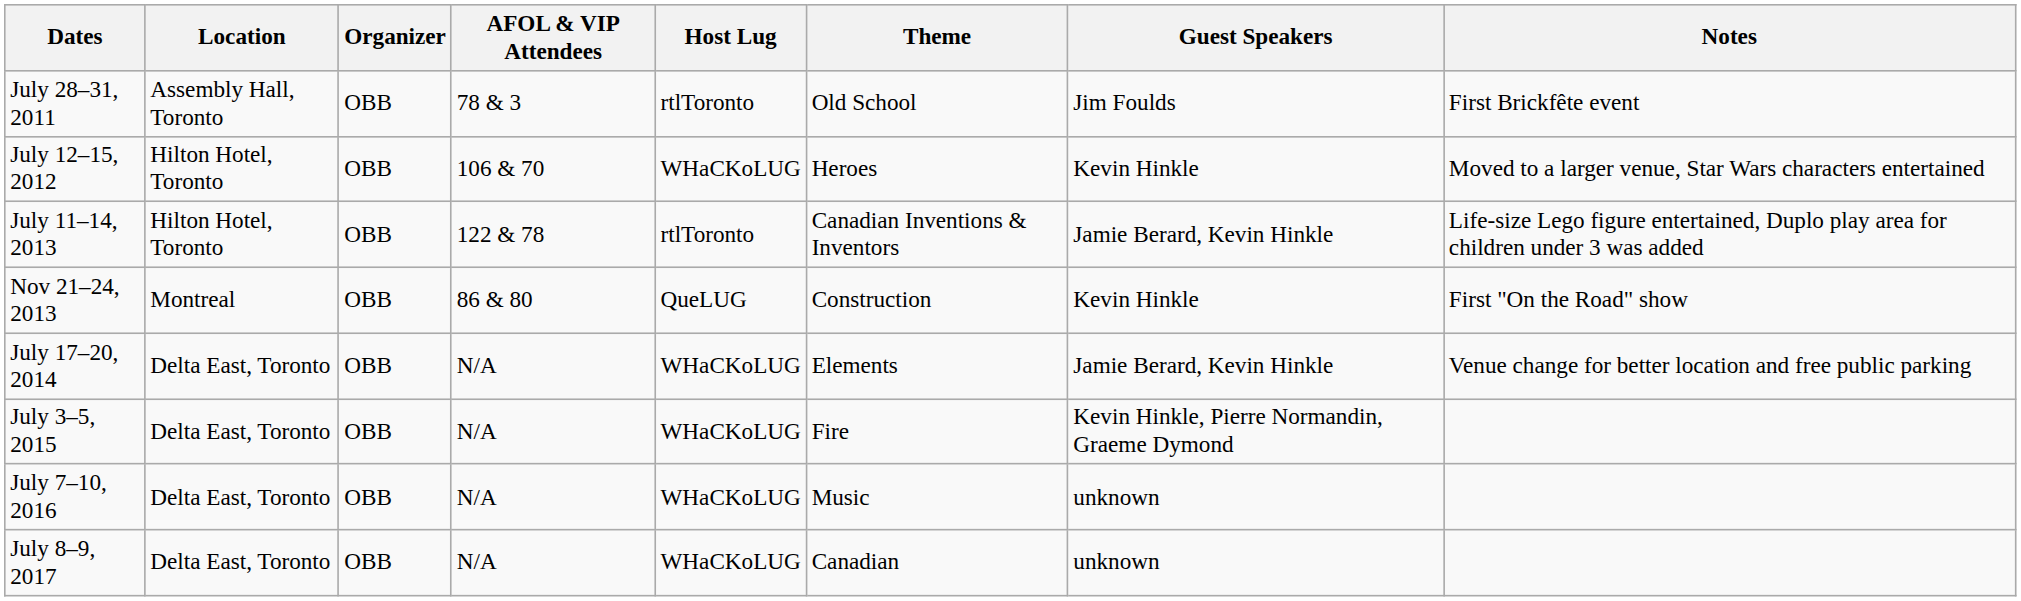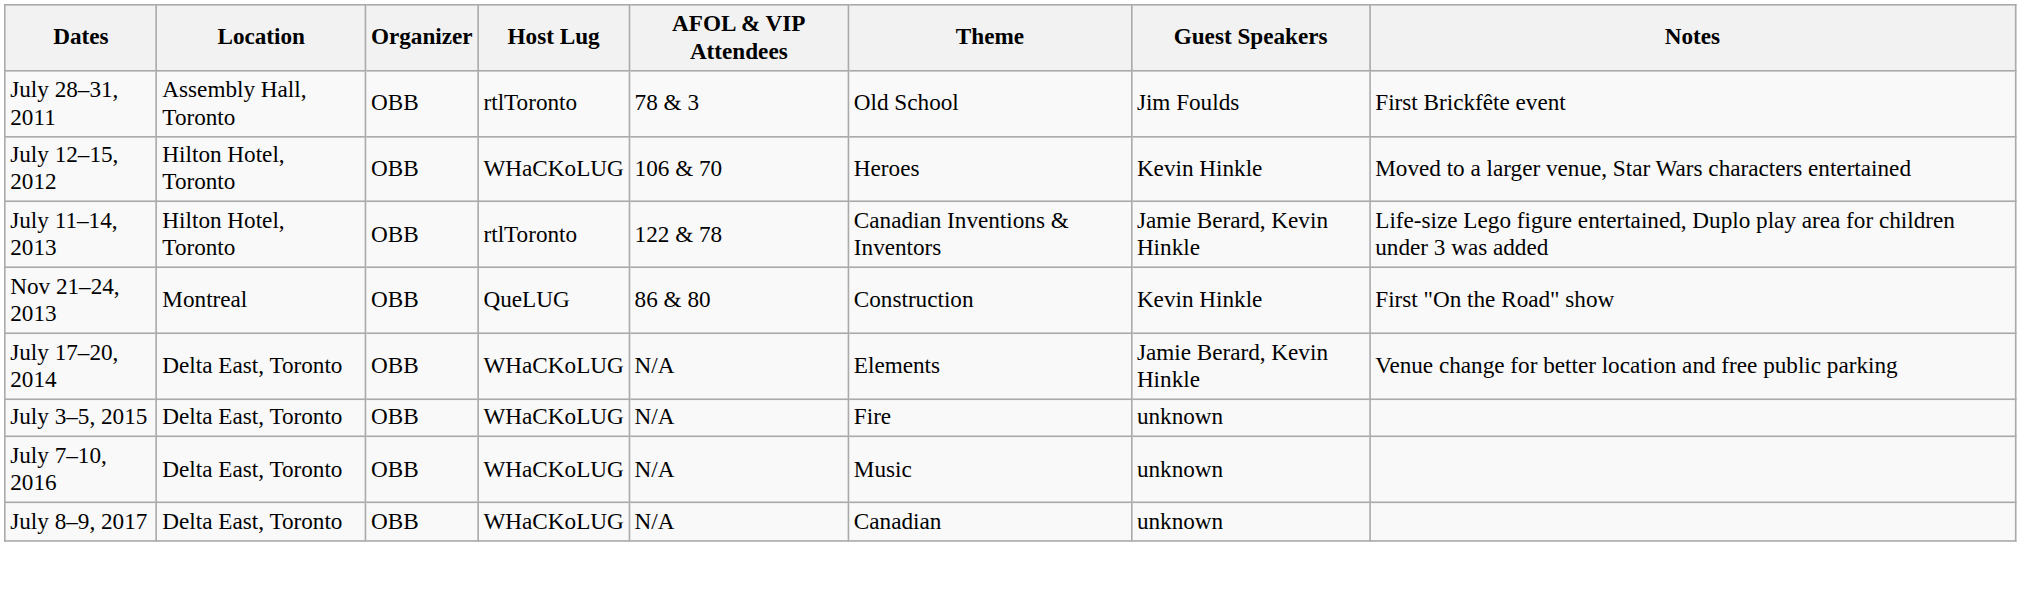columns swapped: (731, 37) <-> (553, 37)
(1228, 431) Kevin Hinkle, Pierre Normandin, Graeme Dymond -> (1180, 417) unknown
